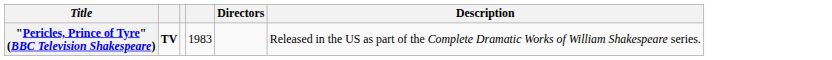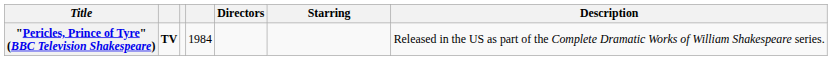+ column: (329, 13)
(200, 39) 1983 -> (200, 39) 1984
